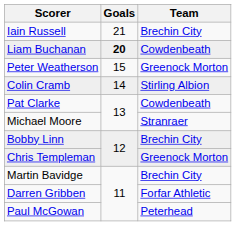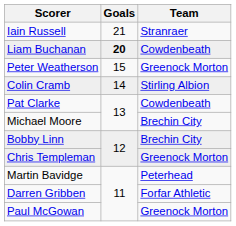(171, 31) Brechin City -> (164, 31) Stranraer
(164, 121) Stranraer -> (171, 121) Brechin City
(171, 175) Brechin City -> (167, 175) Peterhead
(167, 211) Peterhead -> (184, 211) Greenock Morton
